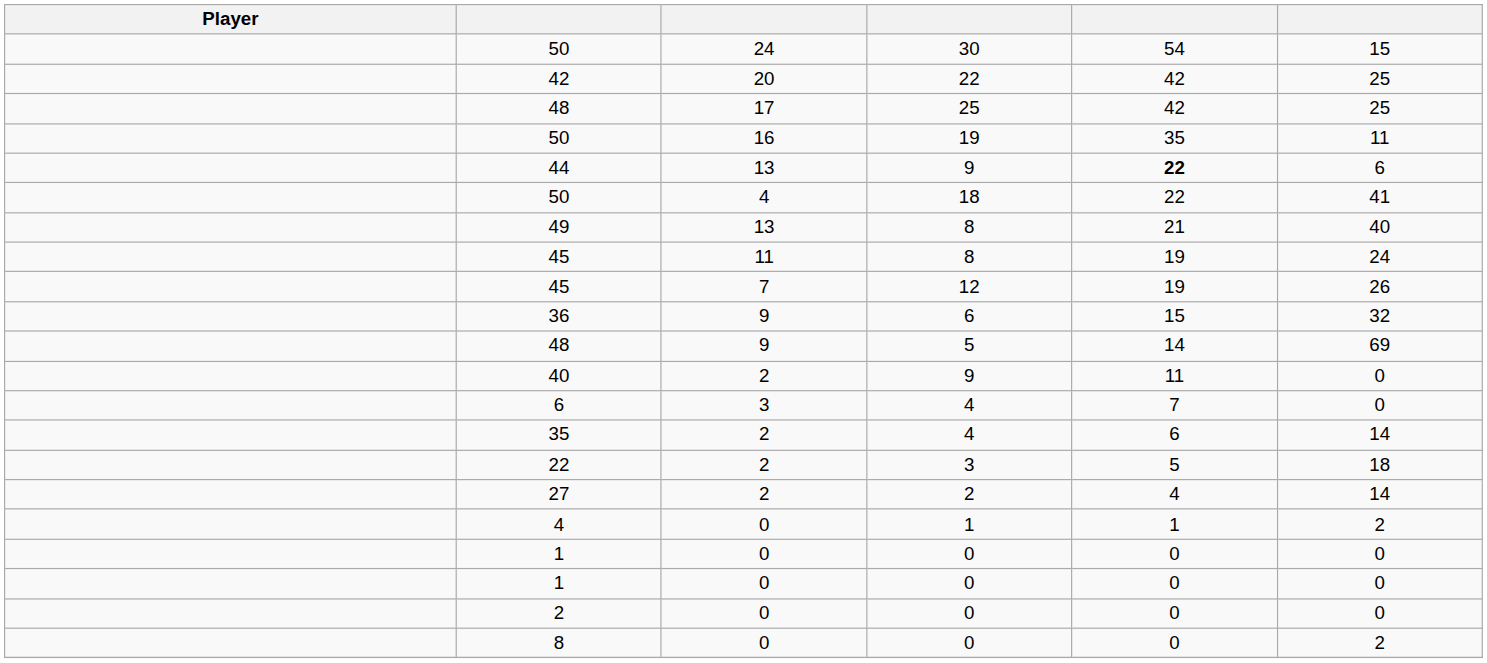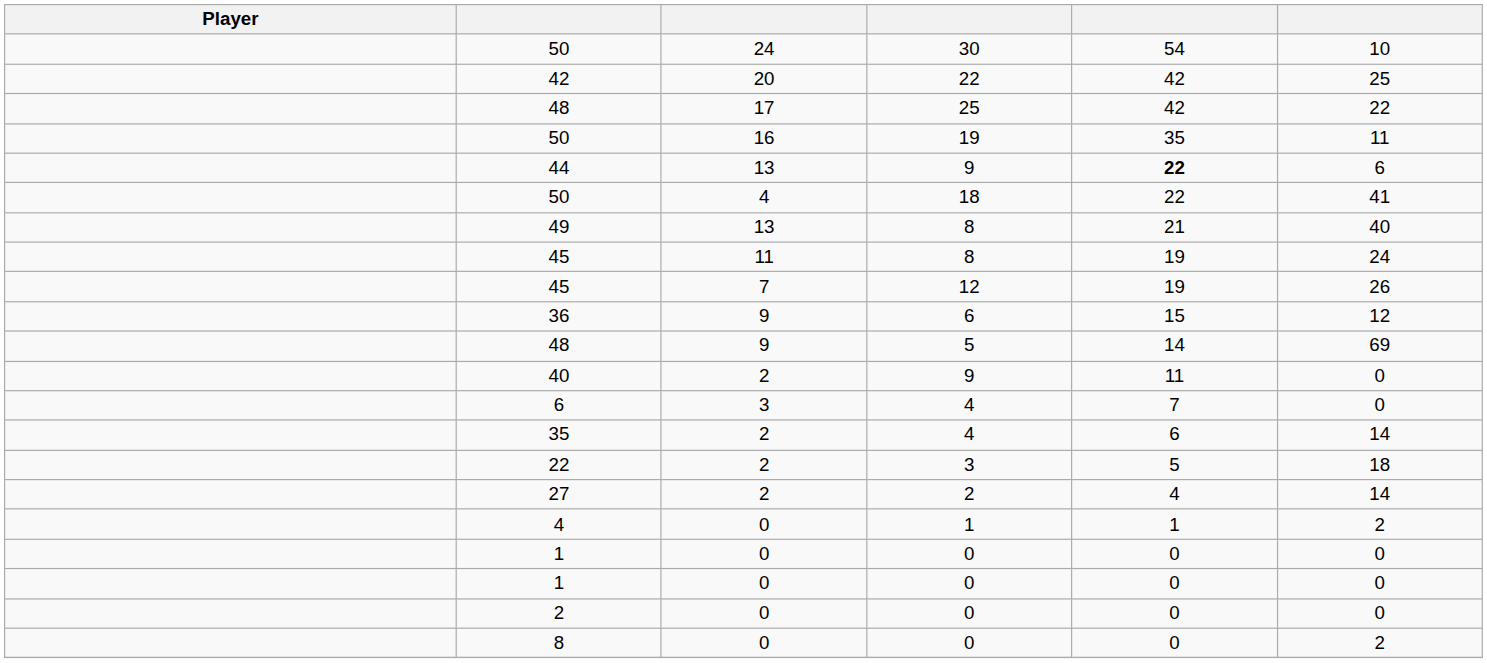(1380, 49) 15 -> (1380, 49) 10
(1380, 108) 25 -> (1380, 108) 22
(1380, 316) 32 -> (1380, 316) 12
